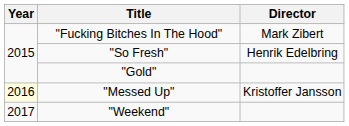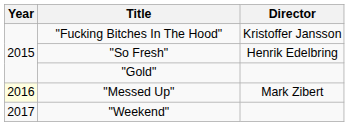(292, 33) Mark Zibert -> (292, 33) Kristoffer Jansson
(292, 92) Kristoffer Jansson -> (292, 92) Mark Zibert
